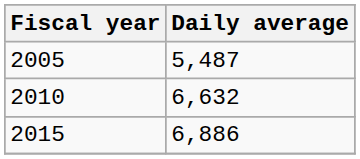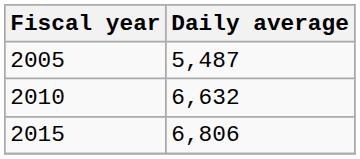(205, 135) 6,886 -> (205, 135) 6,806
